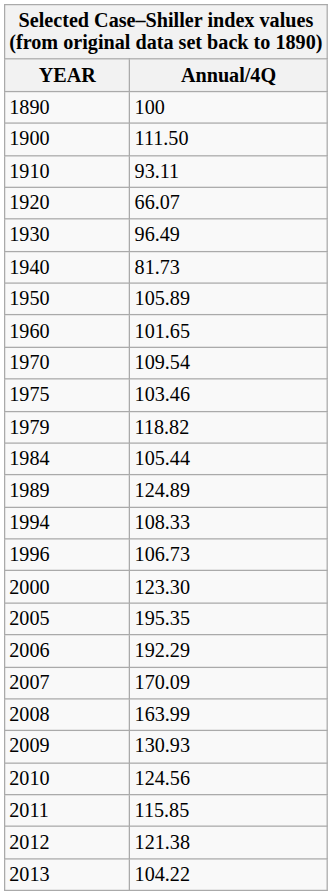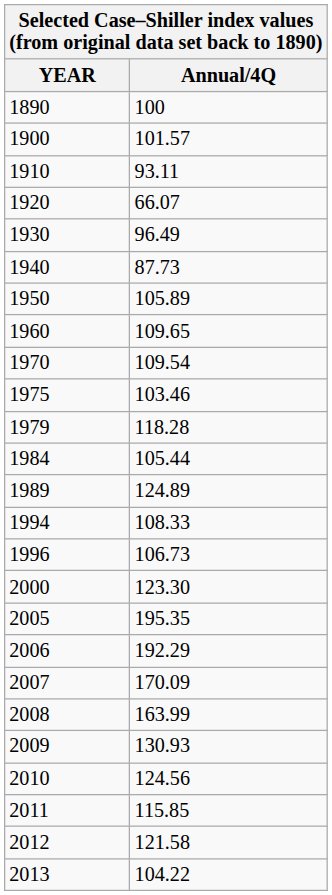(162, 139) 111.50 -> (162, 139) 101.57
(157, 266) 81.73 -> (157, 266) 87.73
(162, 330) 101.65 -> (162, 330) 109.65
(162, 426) 118.82 -> (162, 426) 118.28
(162, 842) 121.38 -> (162, 842) 121.58
